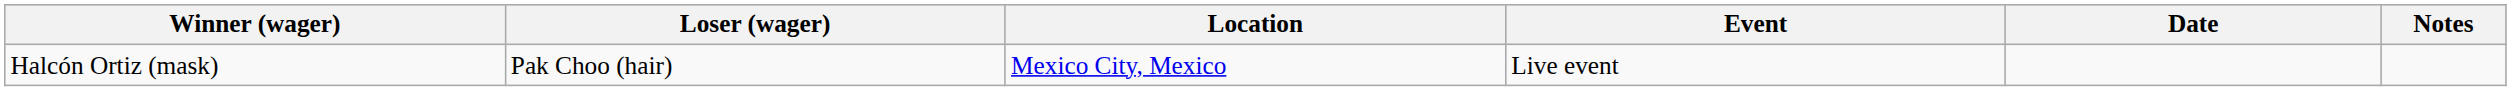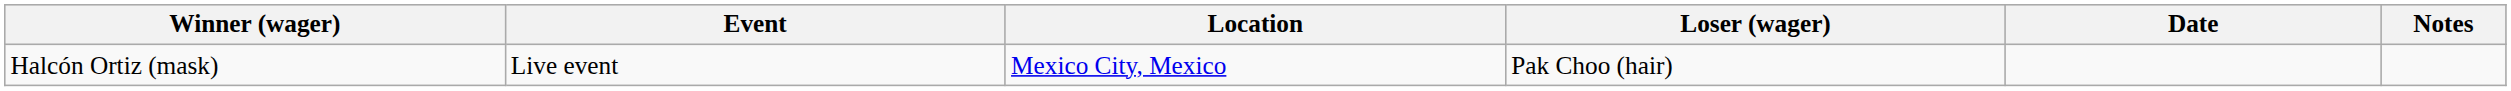columns swapped: (755, 24) <-> (1756, 24)
